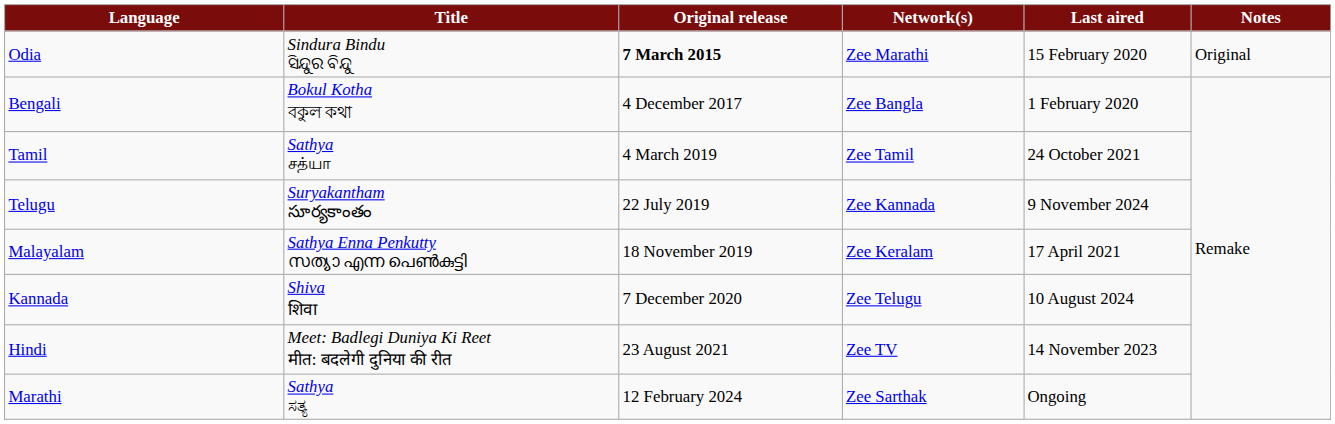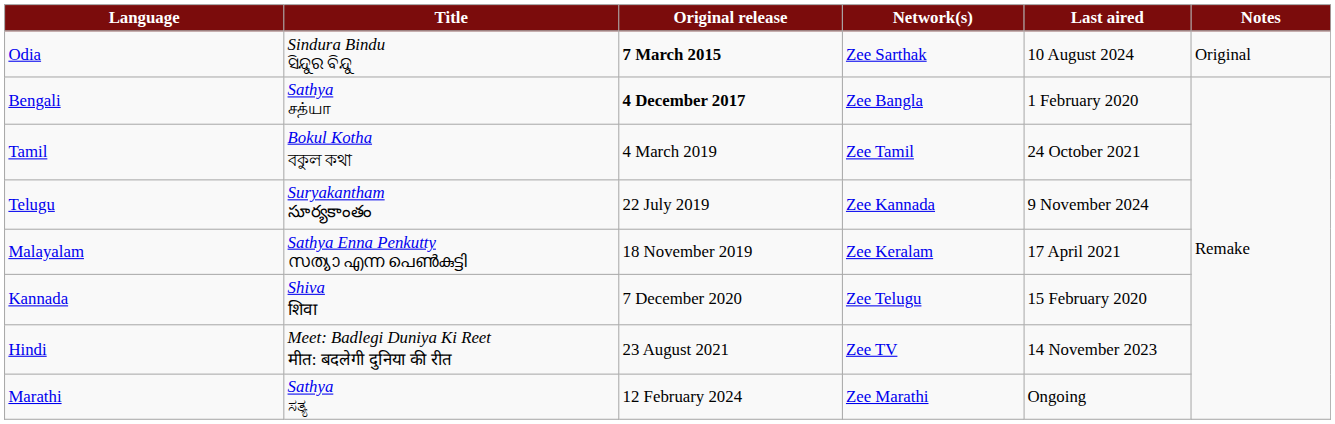(887, 53) Zee Marathi -> (886, 53) Zee Sarthak
(1087, 53) 15 February 2020 -> (1081, 53) 10 August 2024
(330, 101) Bokul Kotha বকুল কথা -> (310, 99) Sathya சத்யா
(682, 104) normal -> (684, 100) bold
(310, 154) Sathya சத்யா -> (330, 149) Bokul Kotha বকুল কথা
(1081, 299) 10 August 2024 -> (1087, 299) 15 February 2020
(886, 396) Zee Sarthak -> (887, 396) Zee Marathi
